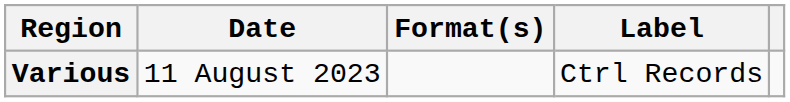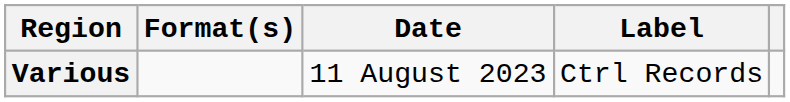columns swapped: (262, 28) <-> (470, 28)
